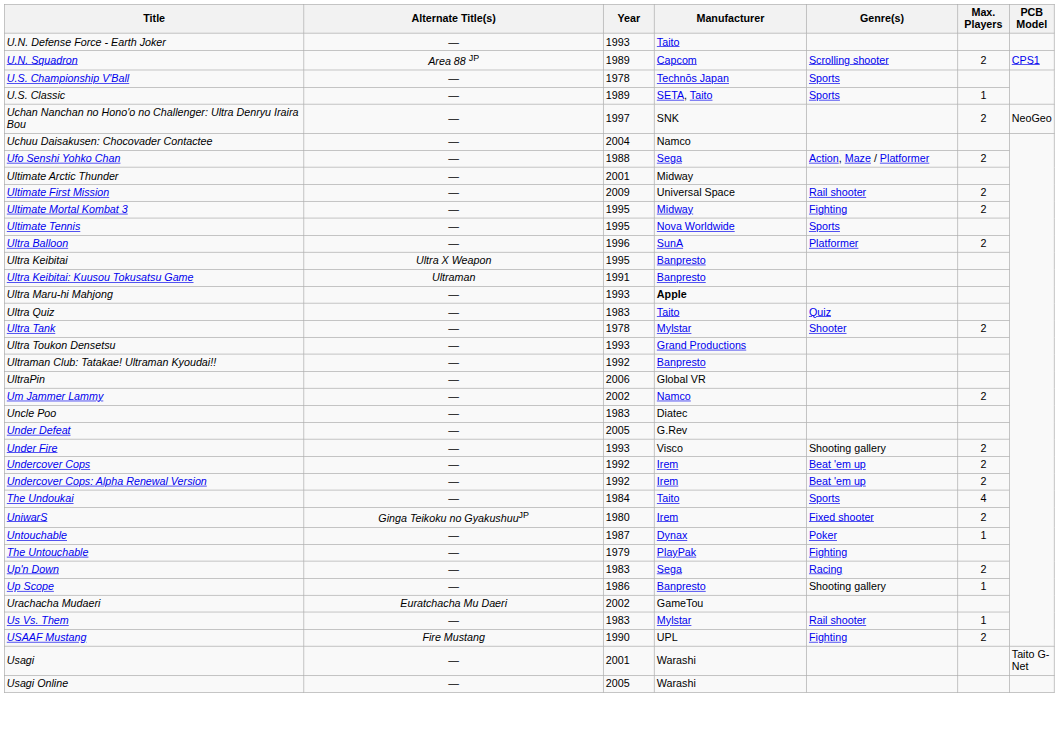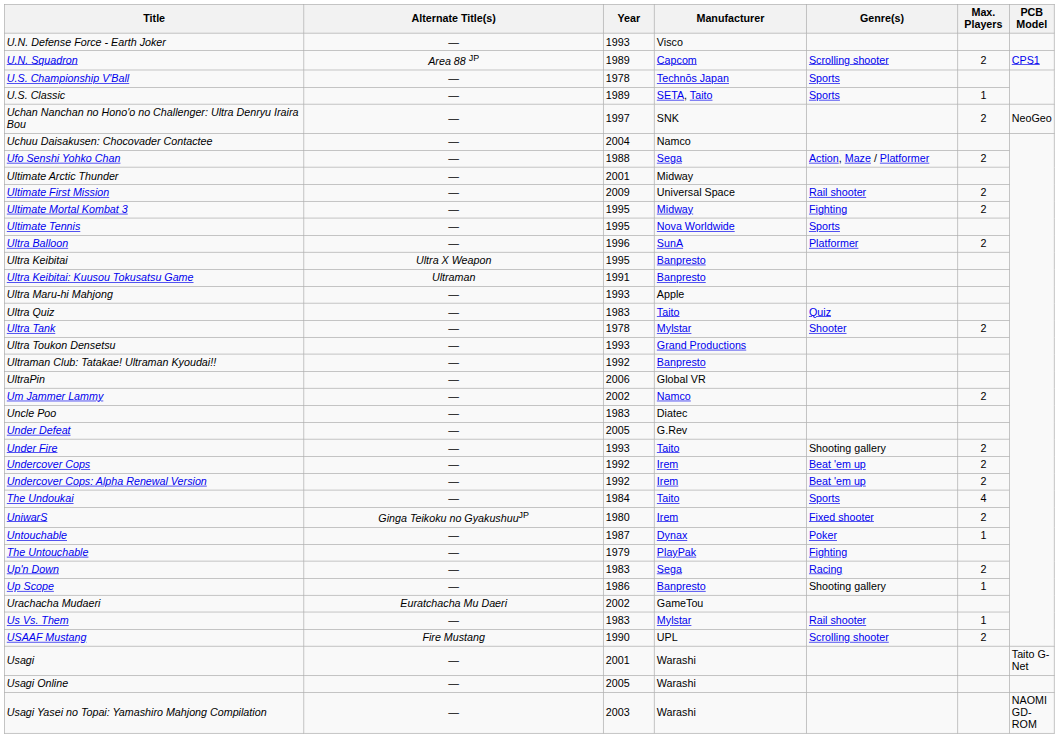(668, 42) Taito -> (670, 42) Visco
(672, 295) bold -> (671, 295) normal
(670, 448) Visco -> (668, 448) Taito
(828, 637) Fighting -> (849, 637) Scrolling shooter
+ row: (137, 713)
